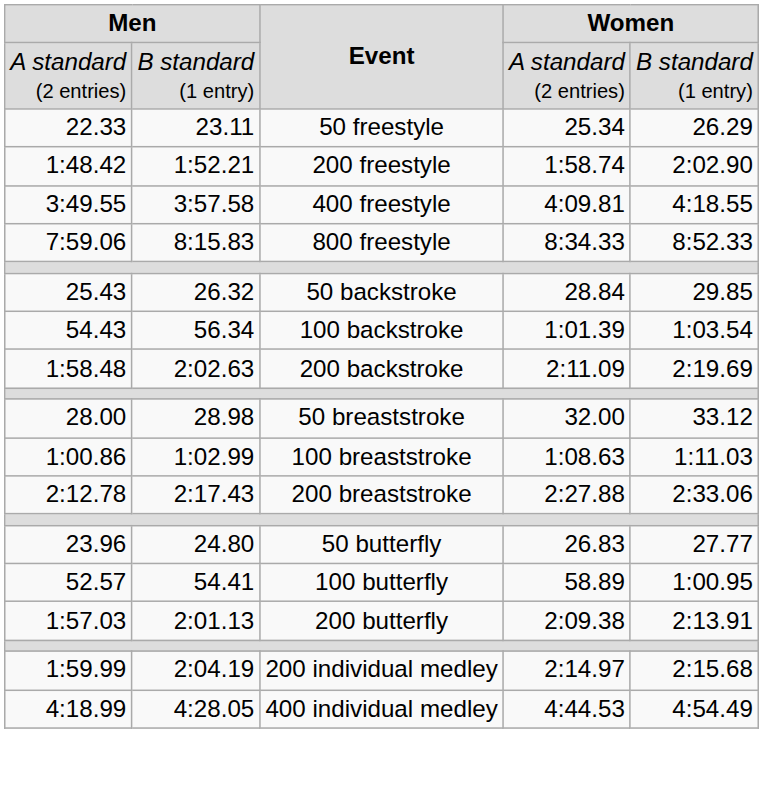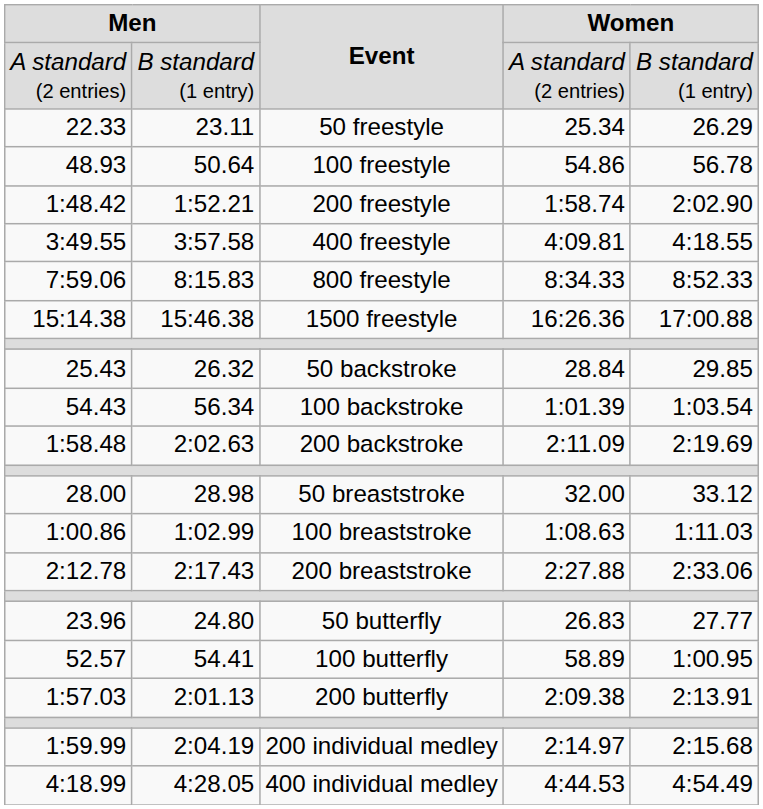+ row: (96, 165)
+ row: (79, 319)
